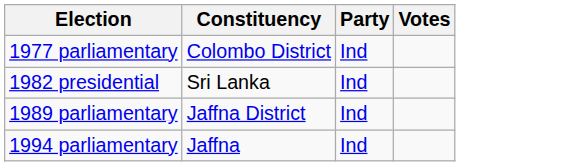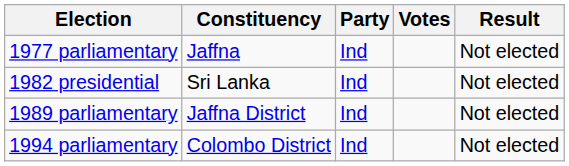+ column: (509, 20)
(259, 51) Colombo District -> (213, 51) Jaffna
(213, 144) Jaffna -> (259, 144) Colombo District
